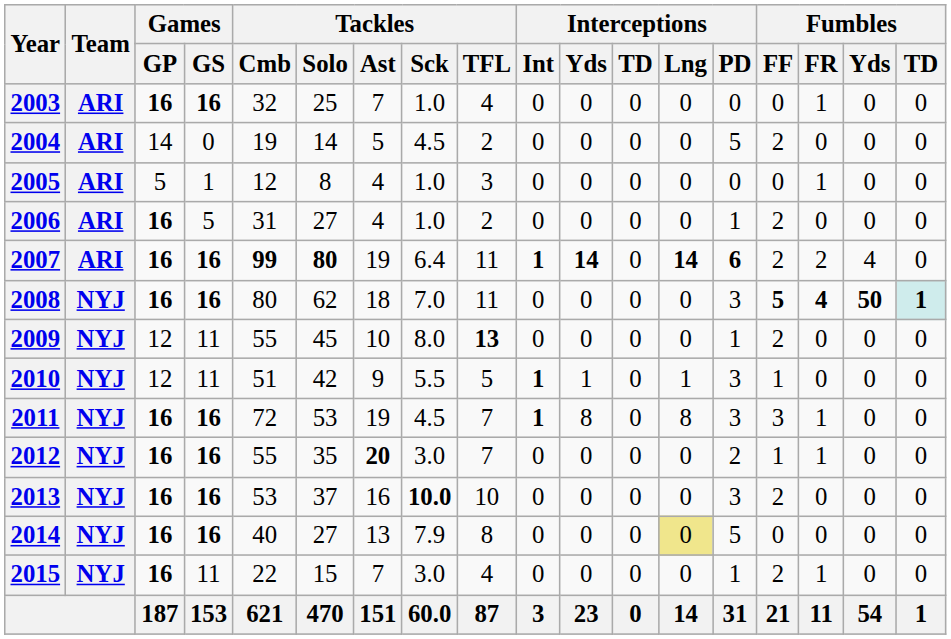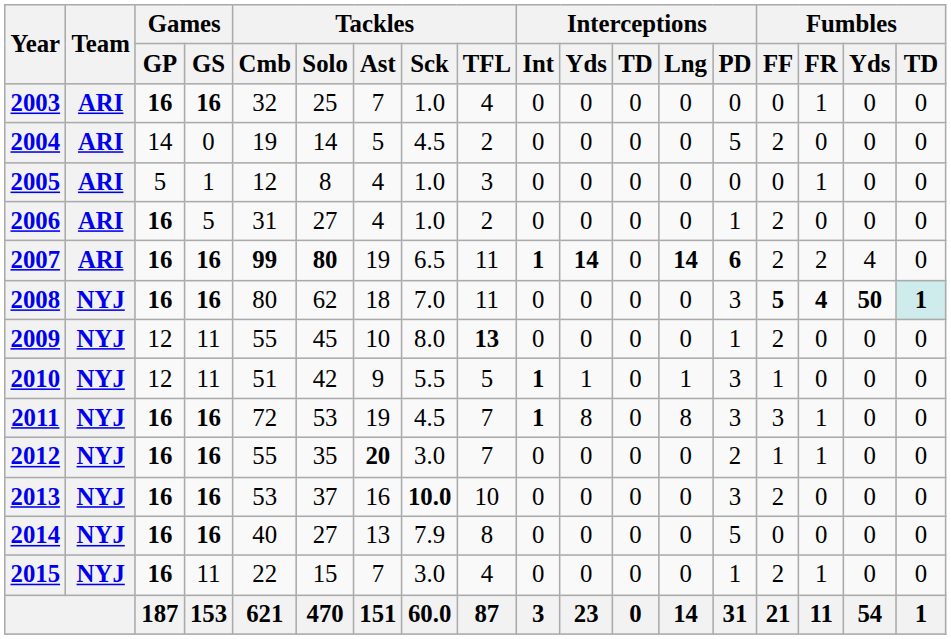(430, 260) 6.4 -> (430, 260) 6.5
(686, 535) khaki background -> (686, 535) no background
